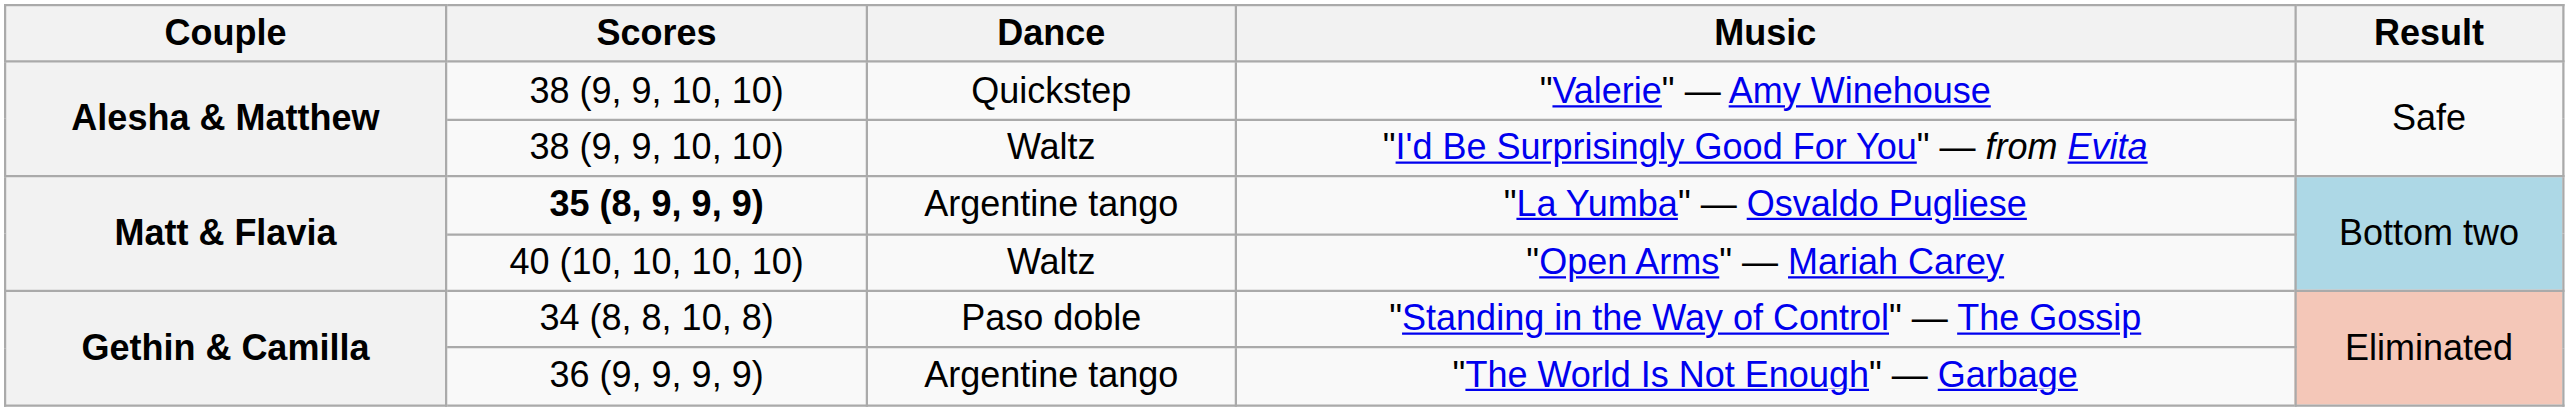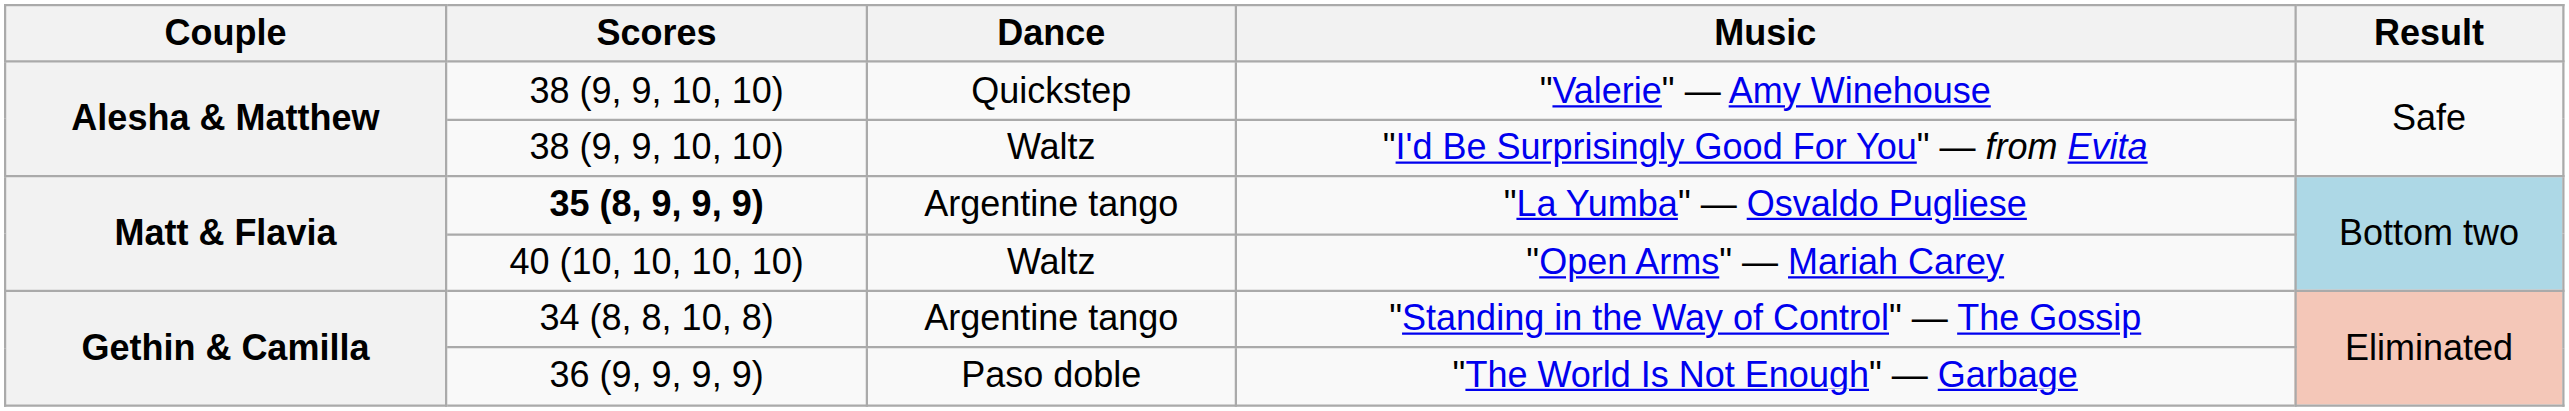(1051, 318) Paso doble -> (1051, 318) Argentine tango
(1051, 375) Argentine tango -> (1051, 375) Paso doble
